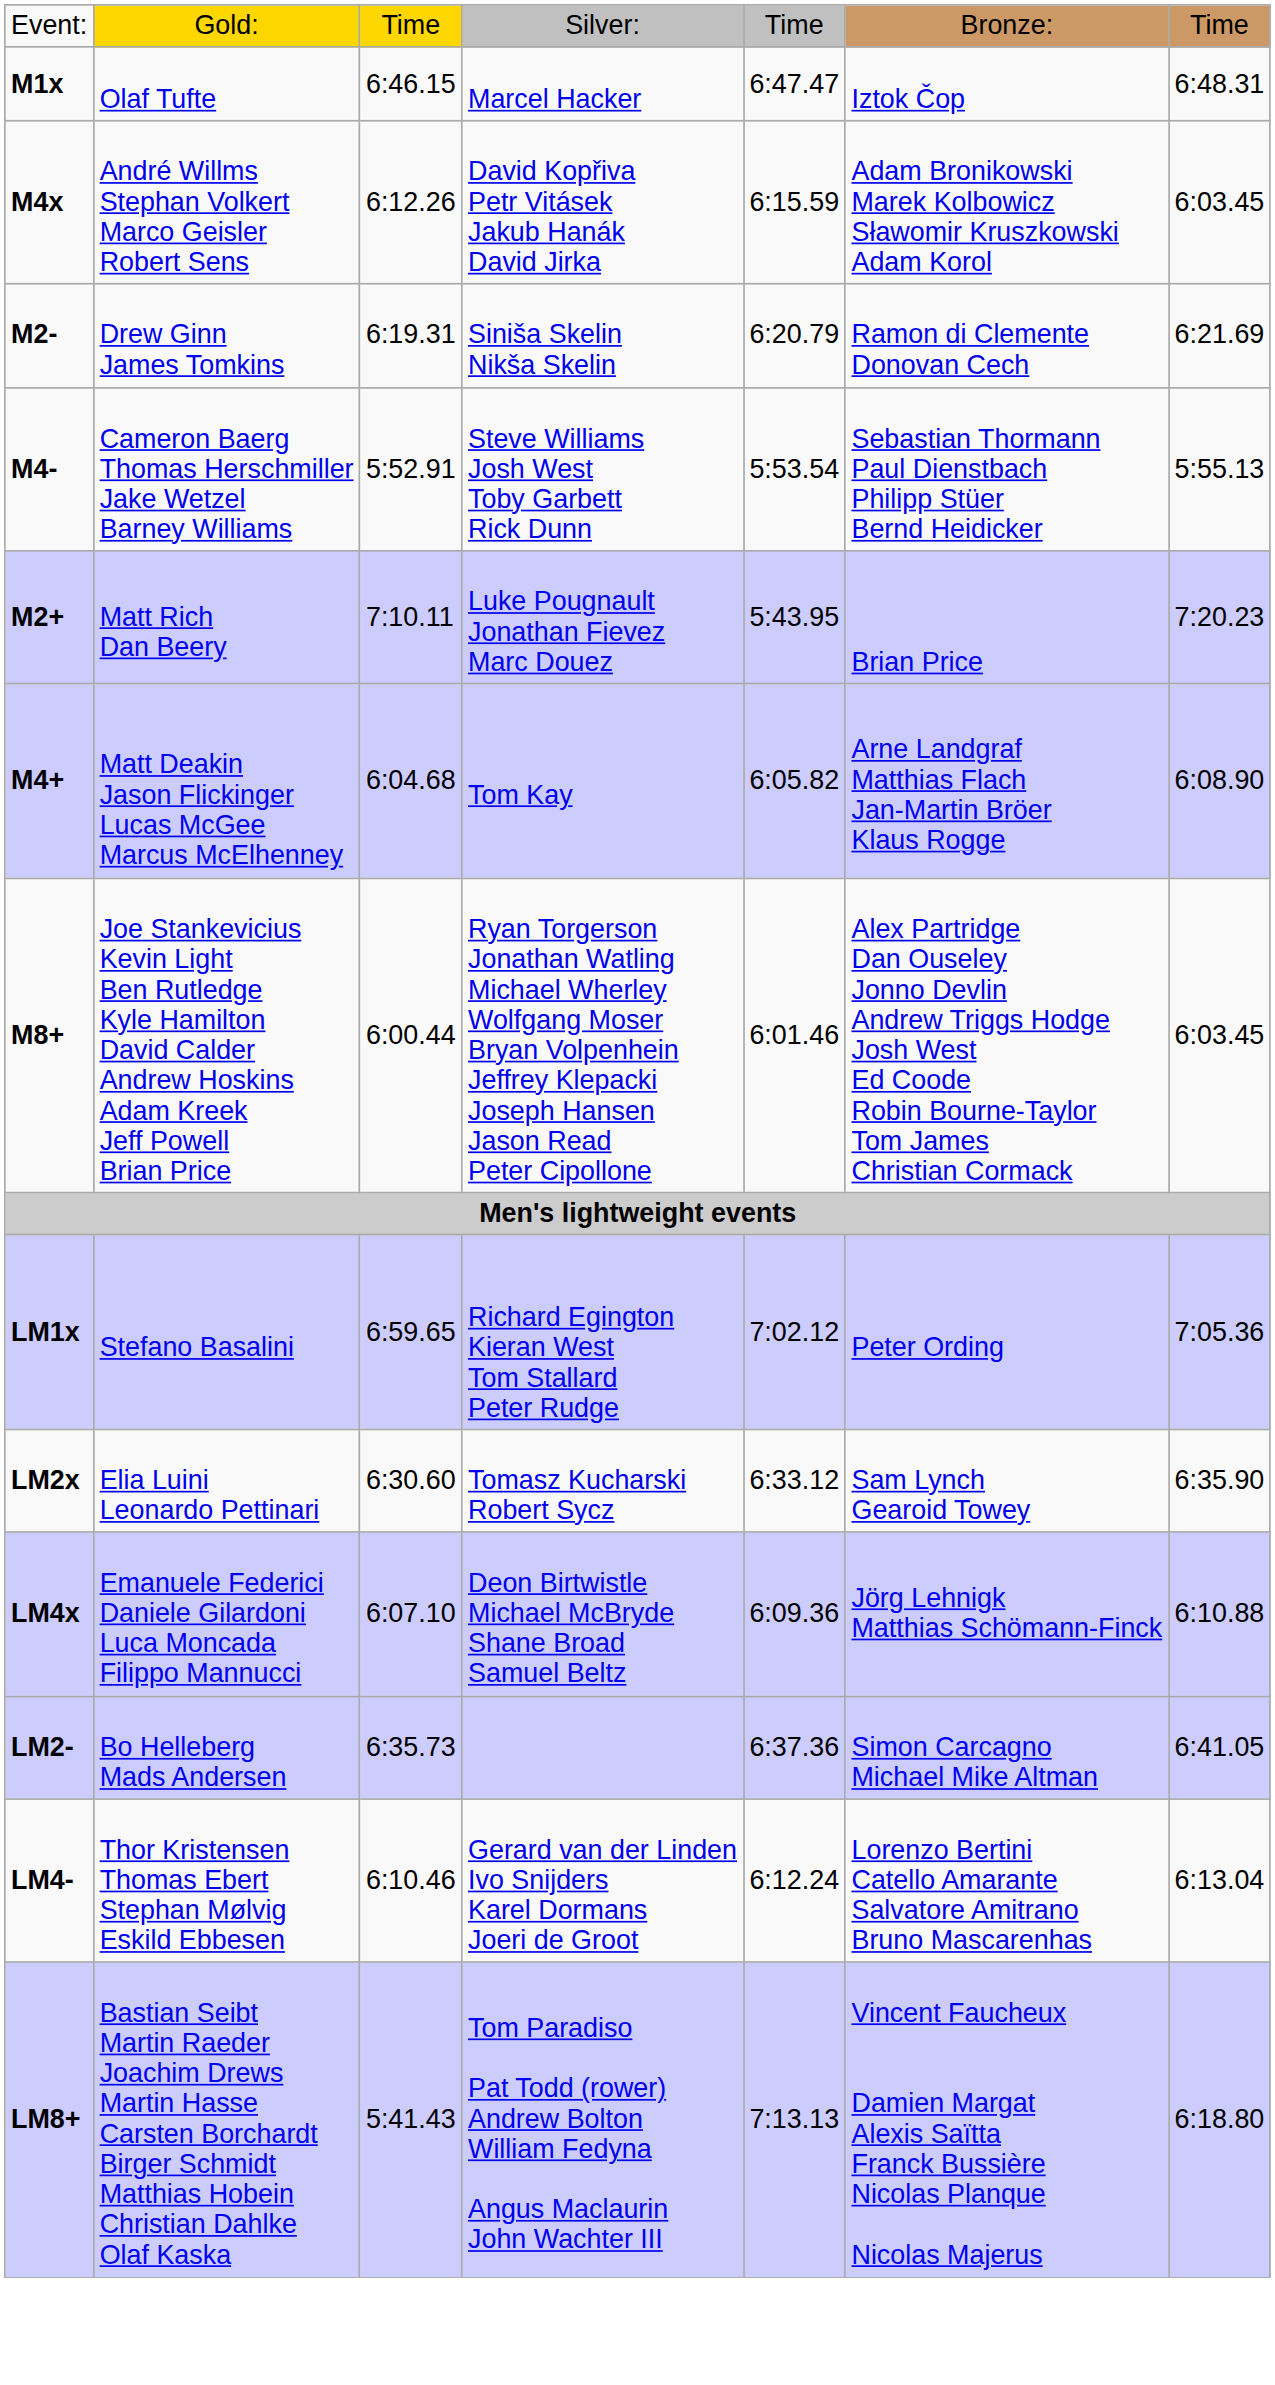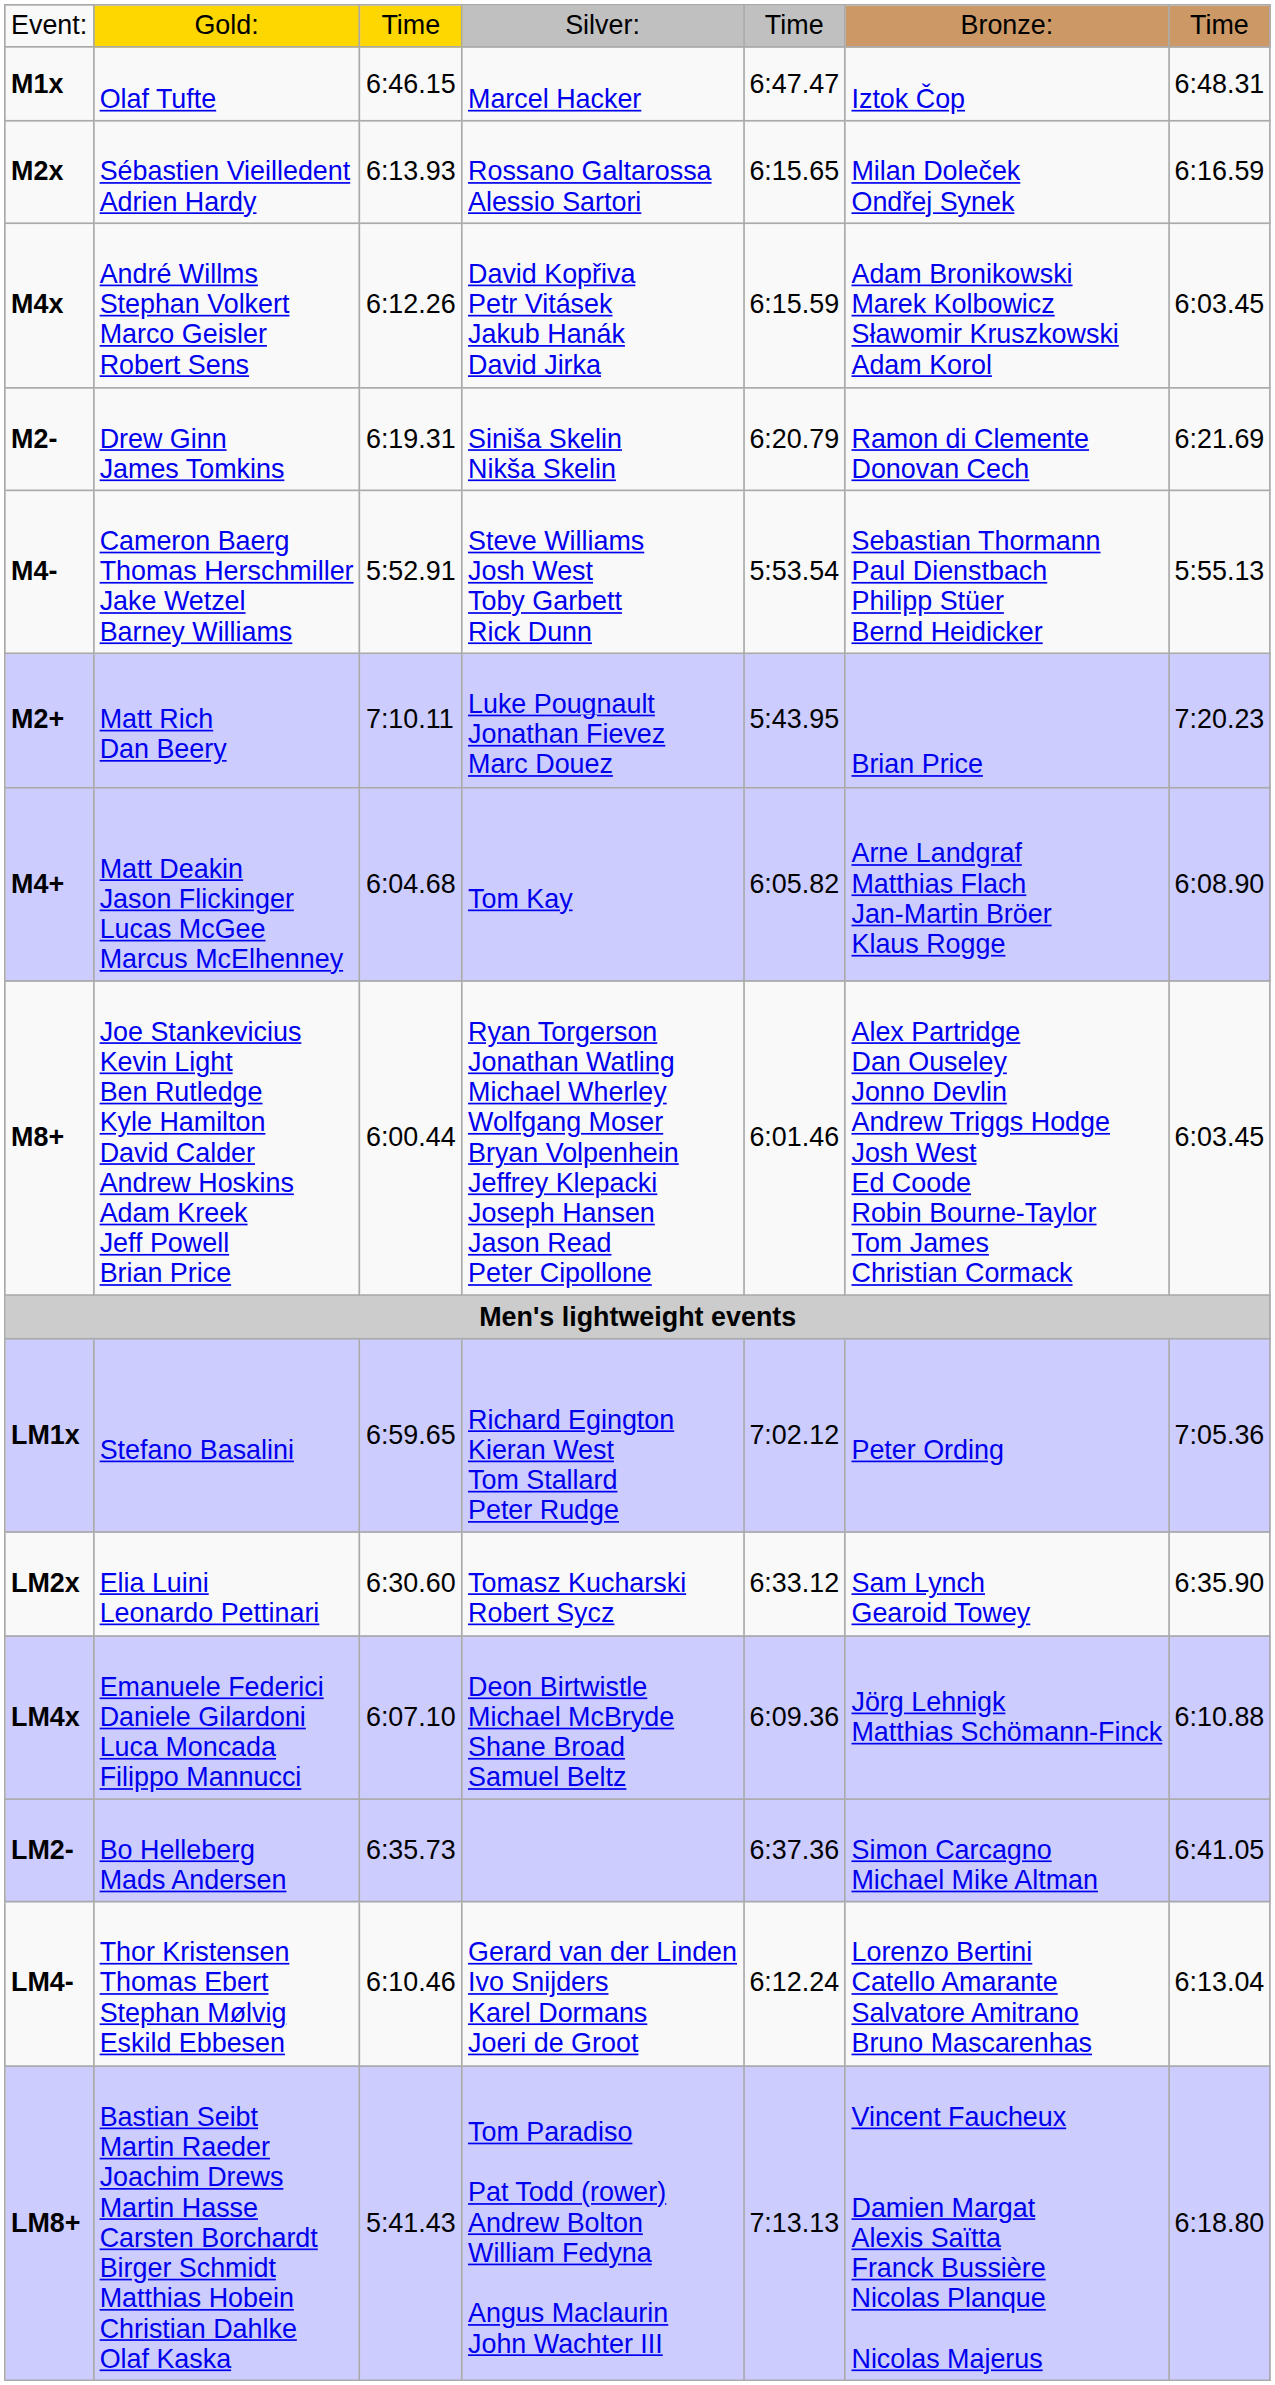+ row: (37, 171)
